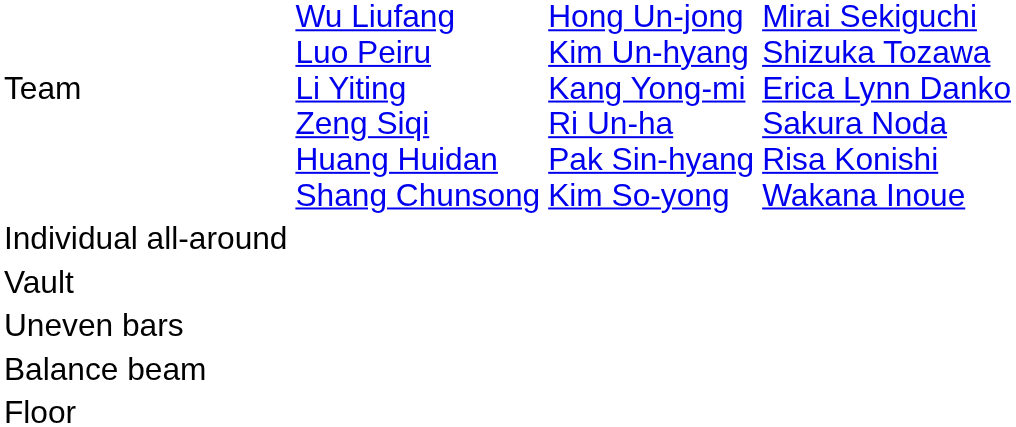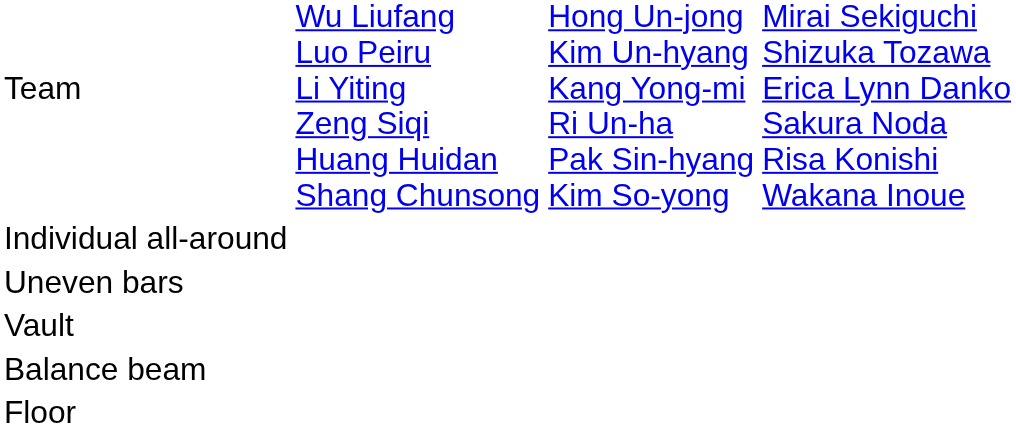rows swapped: (39, 282) <-> (94, 325)
